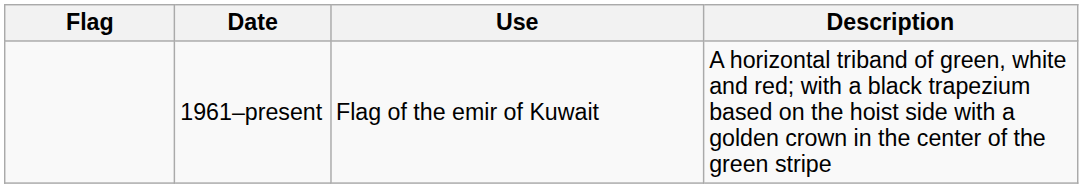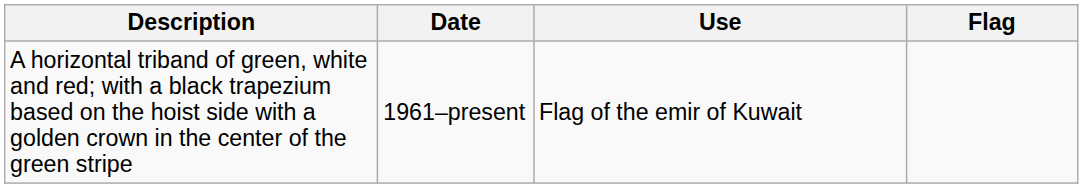columns swapped: (90, 22) <-> (890, 22)
